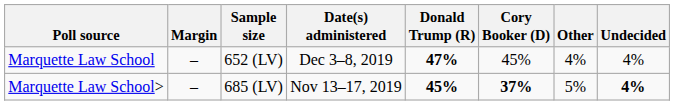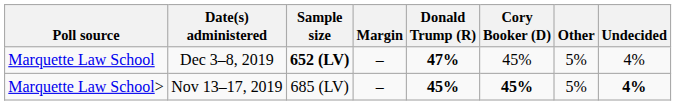columns swapped: (346, 26) <-> (194, 34)
(254, 60) normal -> (320, 60) bold
(575, 60) 4% -> (576, 60) 5%
(516, 86) 37% -> (517, 86) 45%
